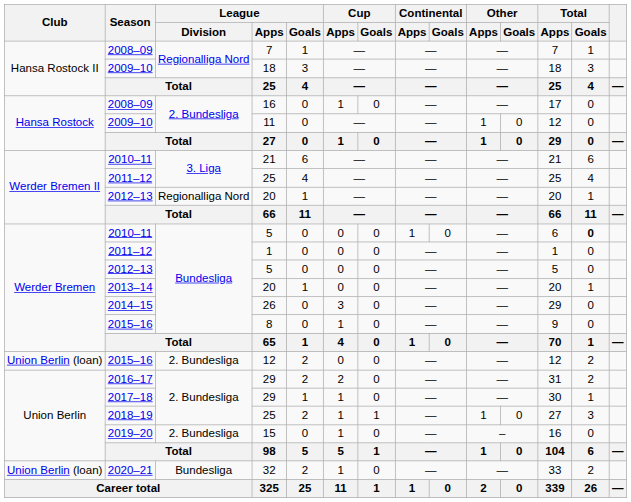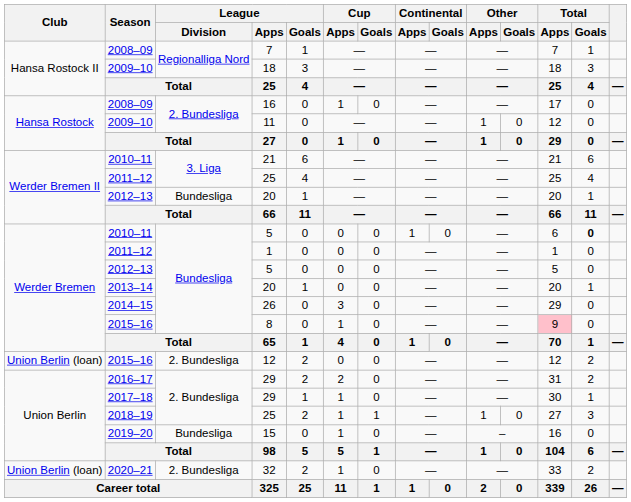(204, 196) Regionalliga Nord -> (204, 196) Bundesliga
(555, 324) no background -> (555, 324) pink background
(204, 433) 2. Bundesliga -> (204, 433) Bundesliga
(204, 470) Bundesliga -> (204, 470) 2. Bundesliga
